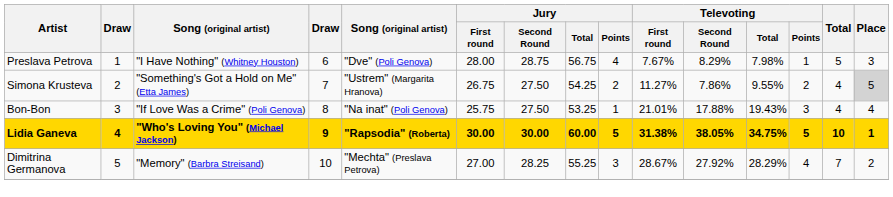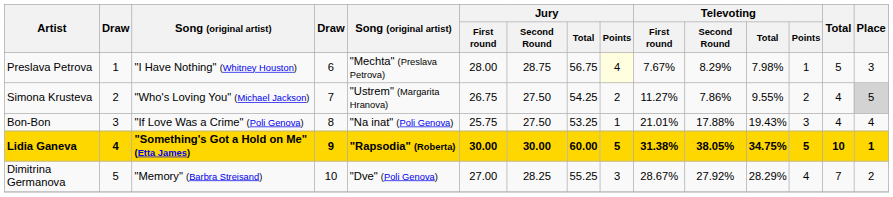(388, 61) "Dve" (Poli Genova) -> (393, 67) "Mechta" (Preslava Petrova)
(616, 61) no background -> (617, 67) lightyellow background
(216, 85) "Something's Got a Hold on Me" (Etta James) -> (222, 98) "Who's Loving You" (Michael Jackson)
(210, 133) "Who's Loving You" (Michael Jackson) -> (221, 146) "Something's Got a Hold on Me" (Etta James)
(388, 164) "Mechta" (Preslava Petrova) -> (394, 176) "Dve" (Poli Genova)
